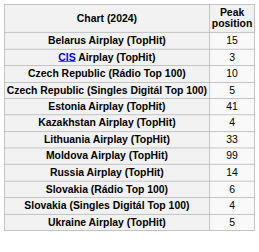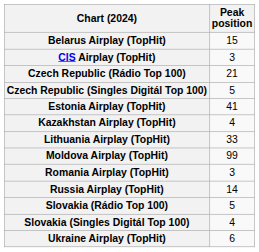(232, 73) 10 -> (232, 73) 21
+ row: (107, 172)
(232, 189) 6 -> (232, 205) 5
(232, 222) 5 -> (232, 238) 6
